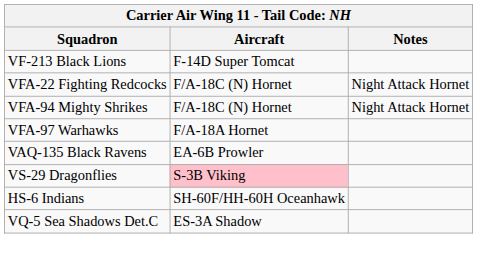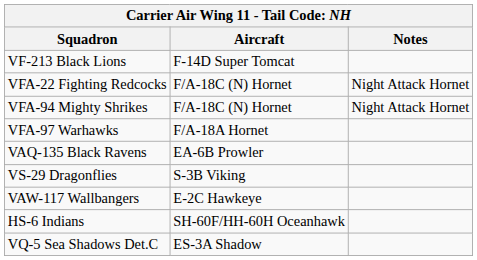(209, 175) pink background -> (209, 175) no background
+ row: (73, 198)
